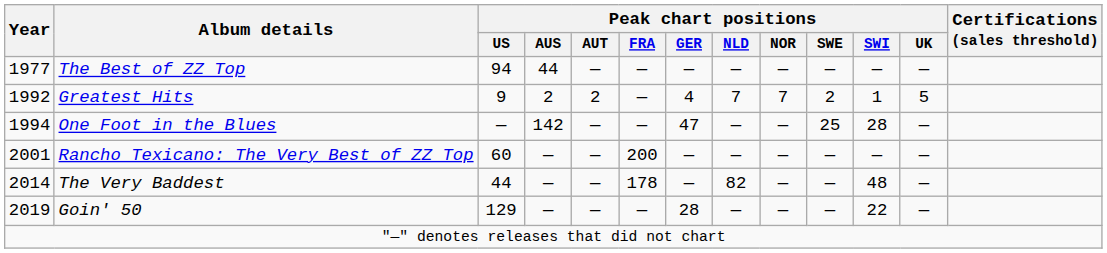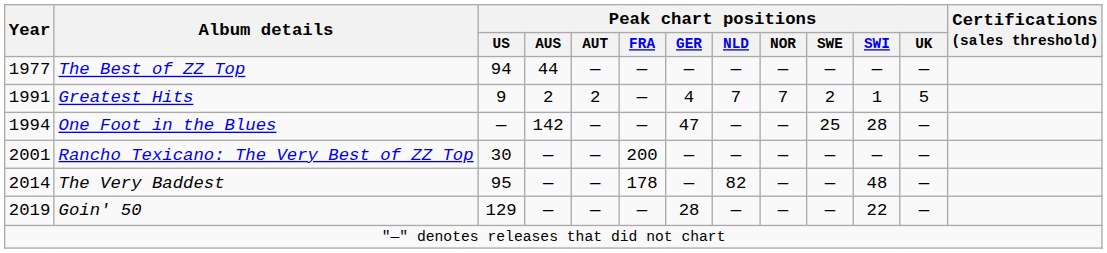(30, 98) 1992 -> (30, 98) 1991
(501, 154) 60 -> (501, 154) 30
(501, 183) 44 -> (501, 183) 95
